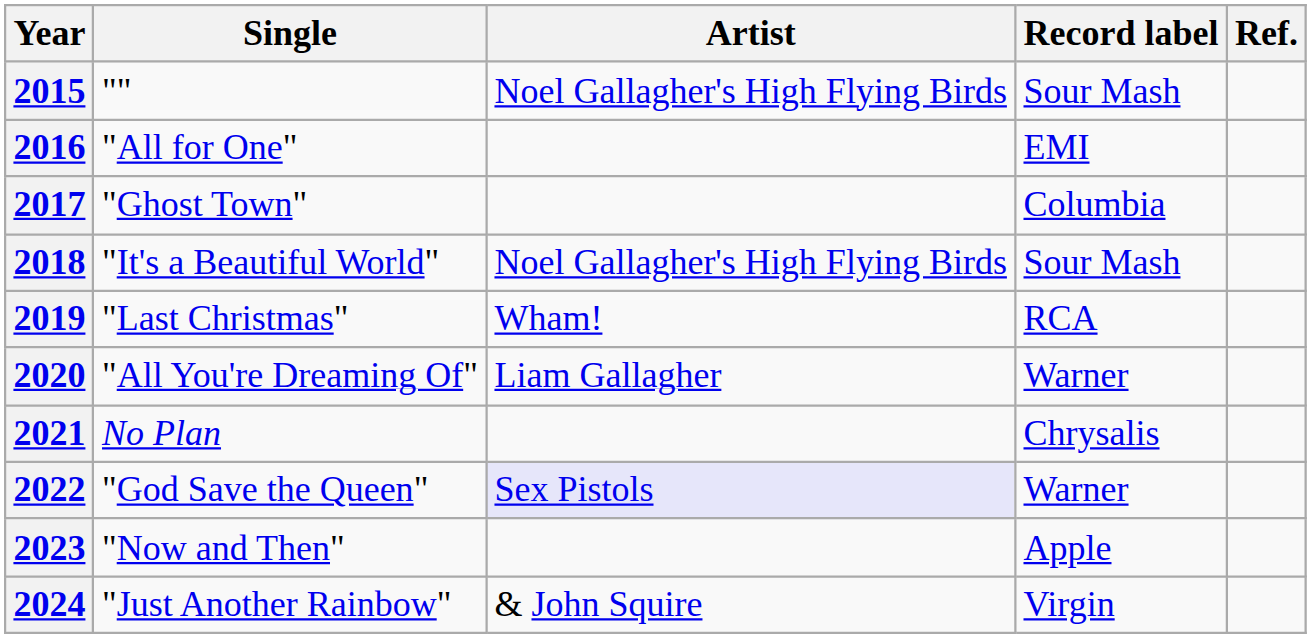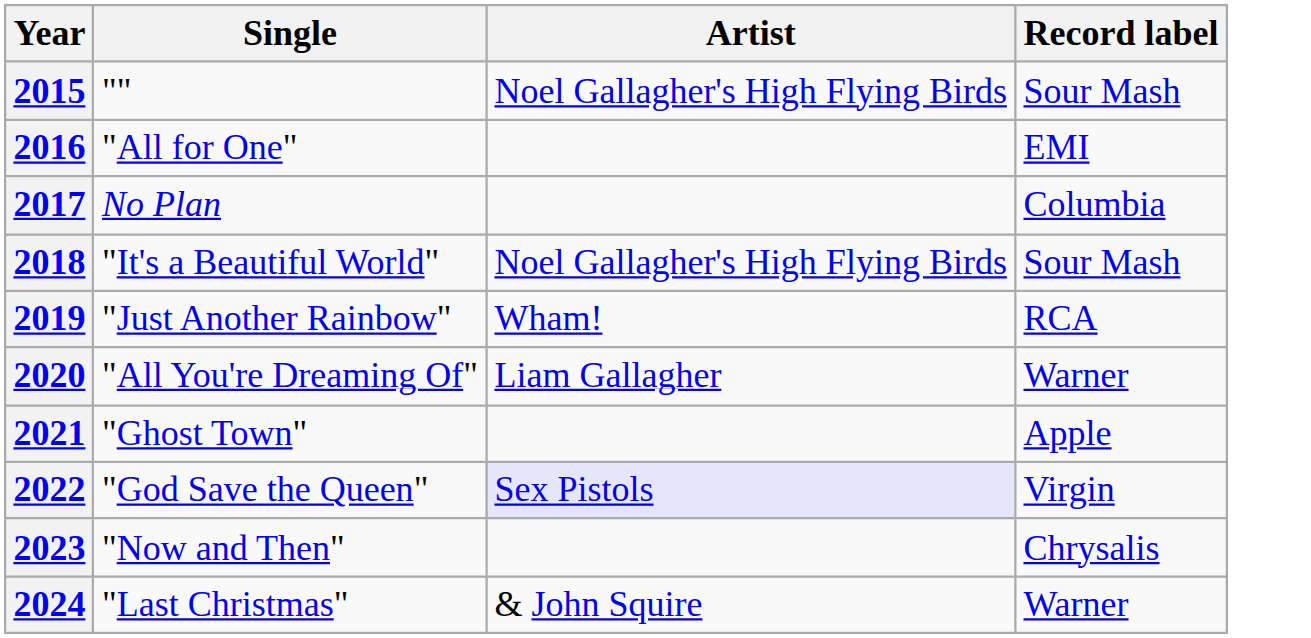- column: (1267, 33)
(205, 204) "Ghost Town" -> (162, 204) No Plan
(225, 318) "Last Christmas" -> (277, 318) "Just Another Rainbow"
(162, 432) No Plan -> (205, 432) "Ghost Town"
(1092, 432) Chrysalis -> (1067, 432) Apple
(1076, 489) Warner -> (1069, 489) Virgin
(1067, 546) Apple -> (1092, 546) Chrysalis
(277, 603) "Just Another Rainbow" -> (225, 603) "Last Christmas"
(1069, 603) Virgin -> (1076, 603) Warner
